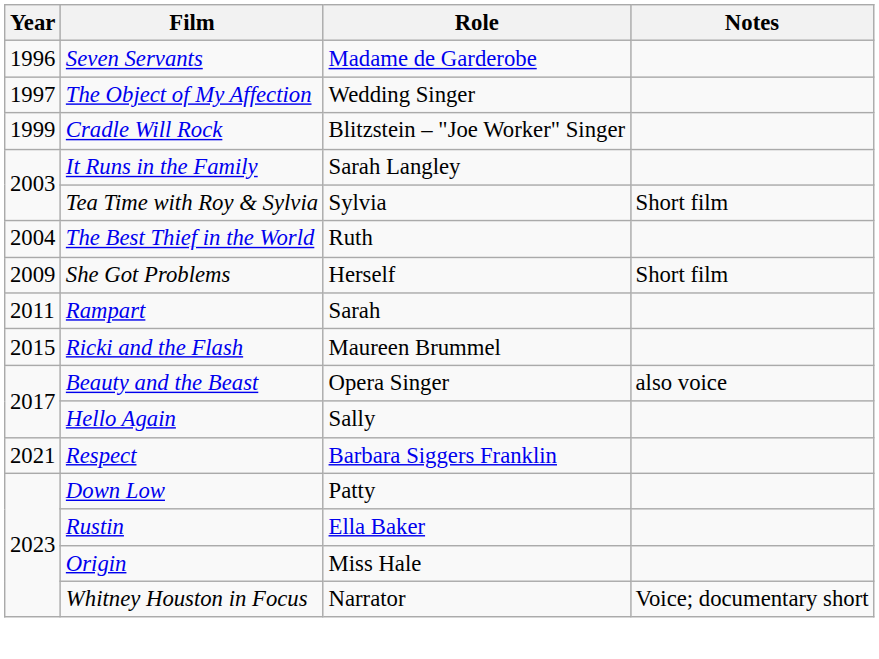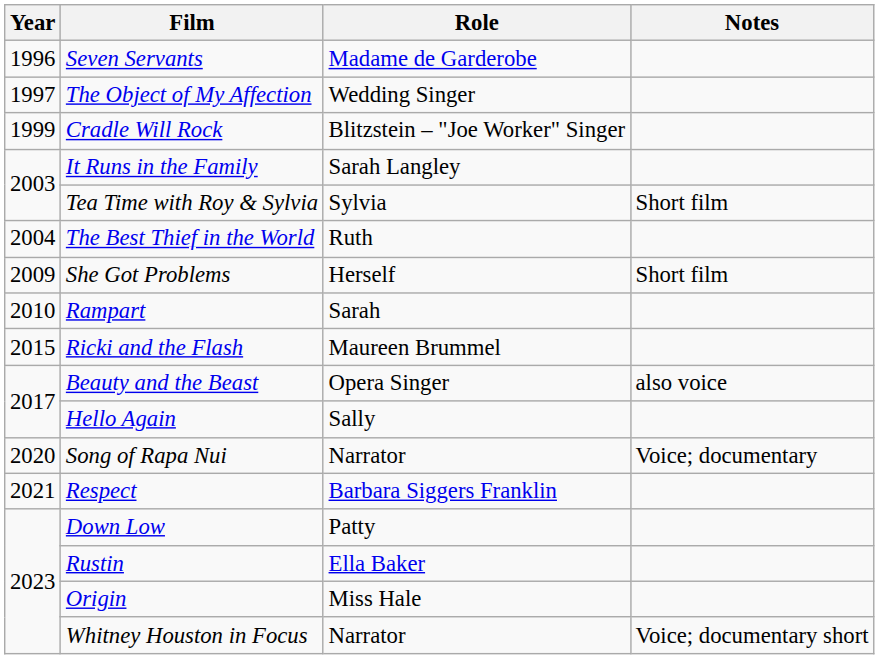(32, 310) 2011 -> (33, 310) 2010
+ row: (146, 454)
